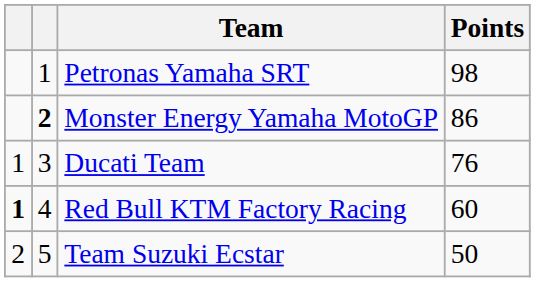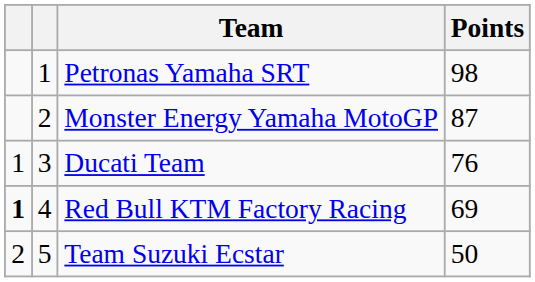(45, 118) bold -> (45, 118) normal
(465, 118) 86 -> (465, 118) 87
(465, 208) 60 -> (465, 208) 69
